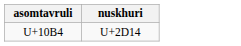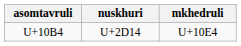+ column: (198, 13)
